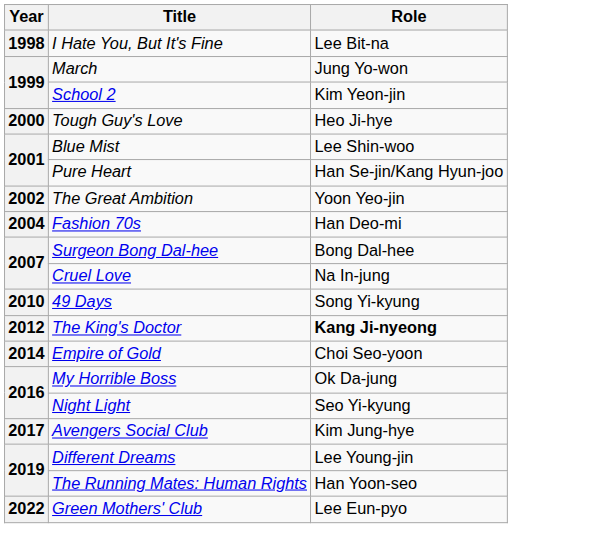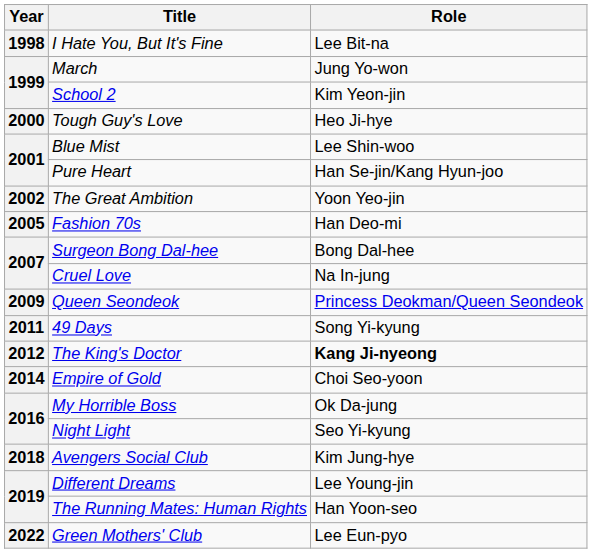(26, 224) 2004 -> (26, 224) 2005
+ row: (116, 302)
(26, 302) 2010 -> (26, 328) 2011
(26, 431) 2017 -> (26, 457) 2018
